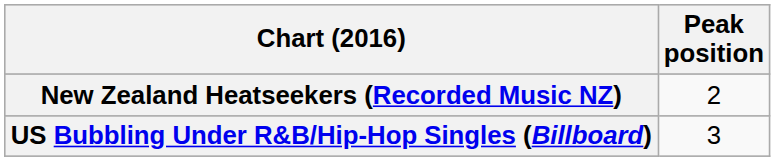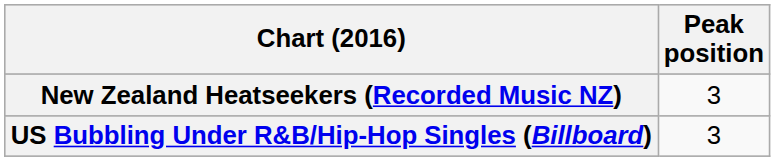(714, 94) 2 -> (714, 94) 3
